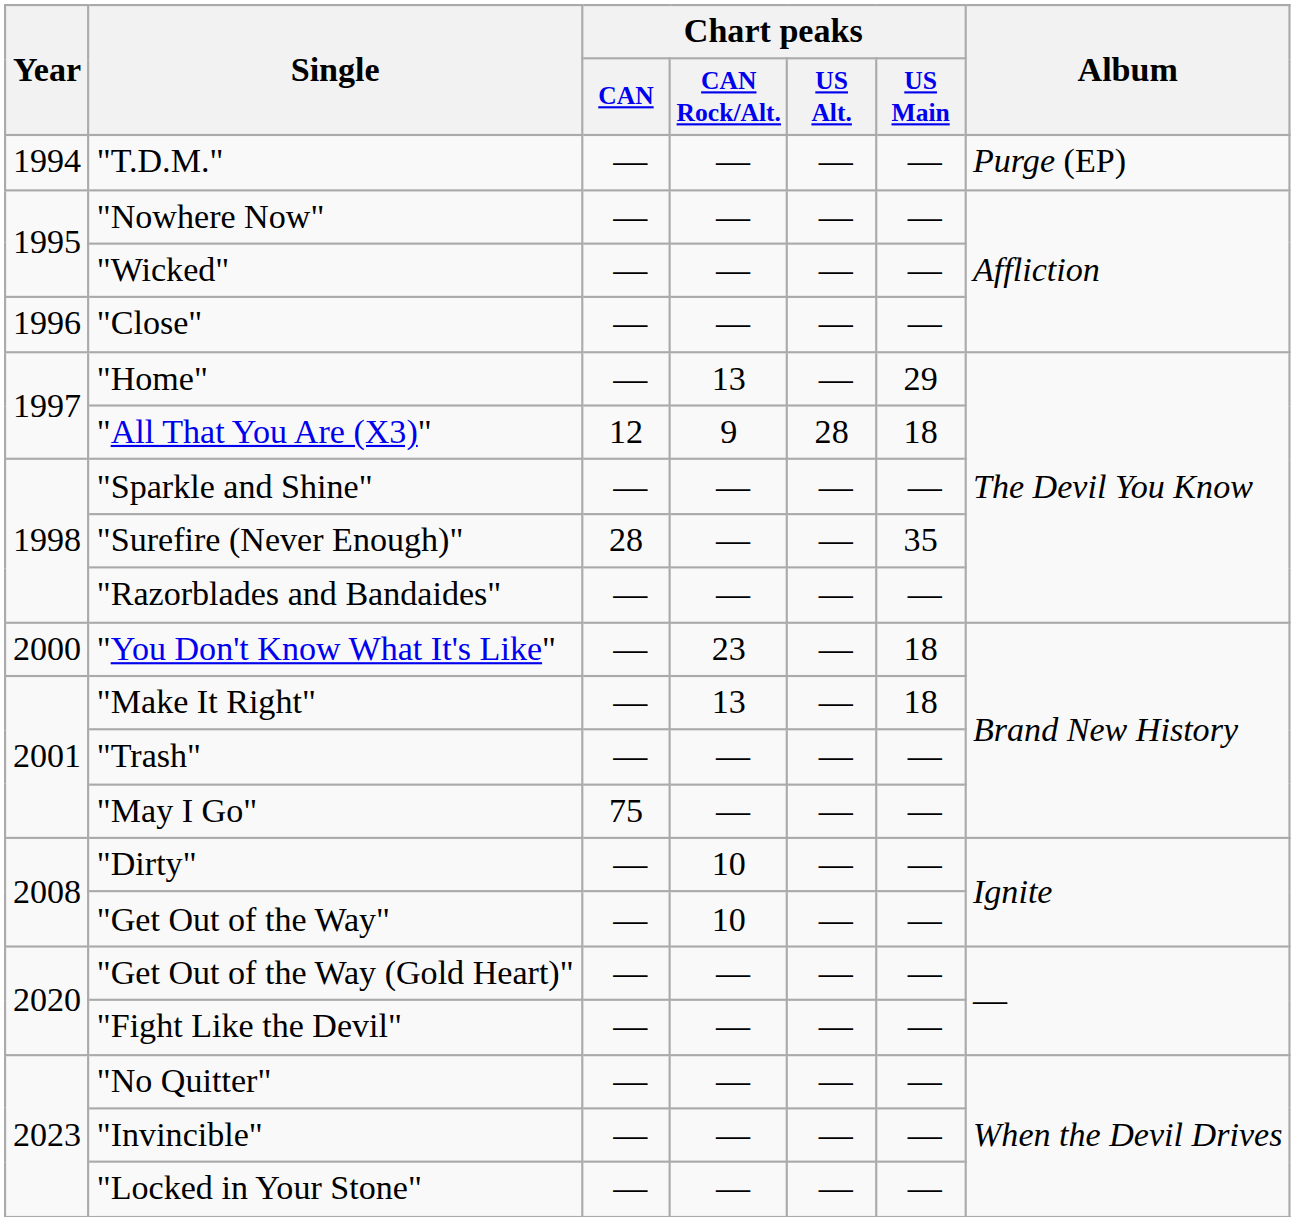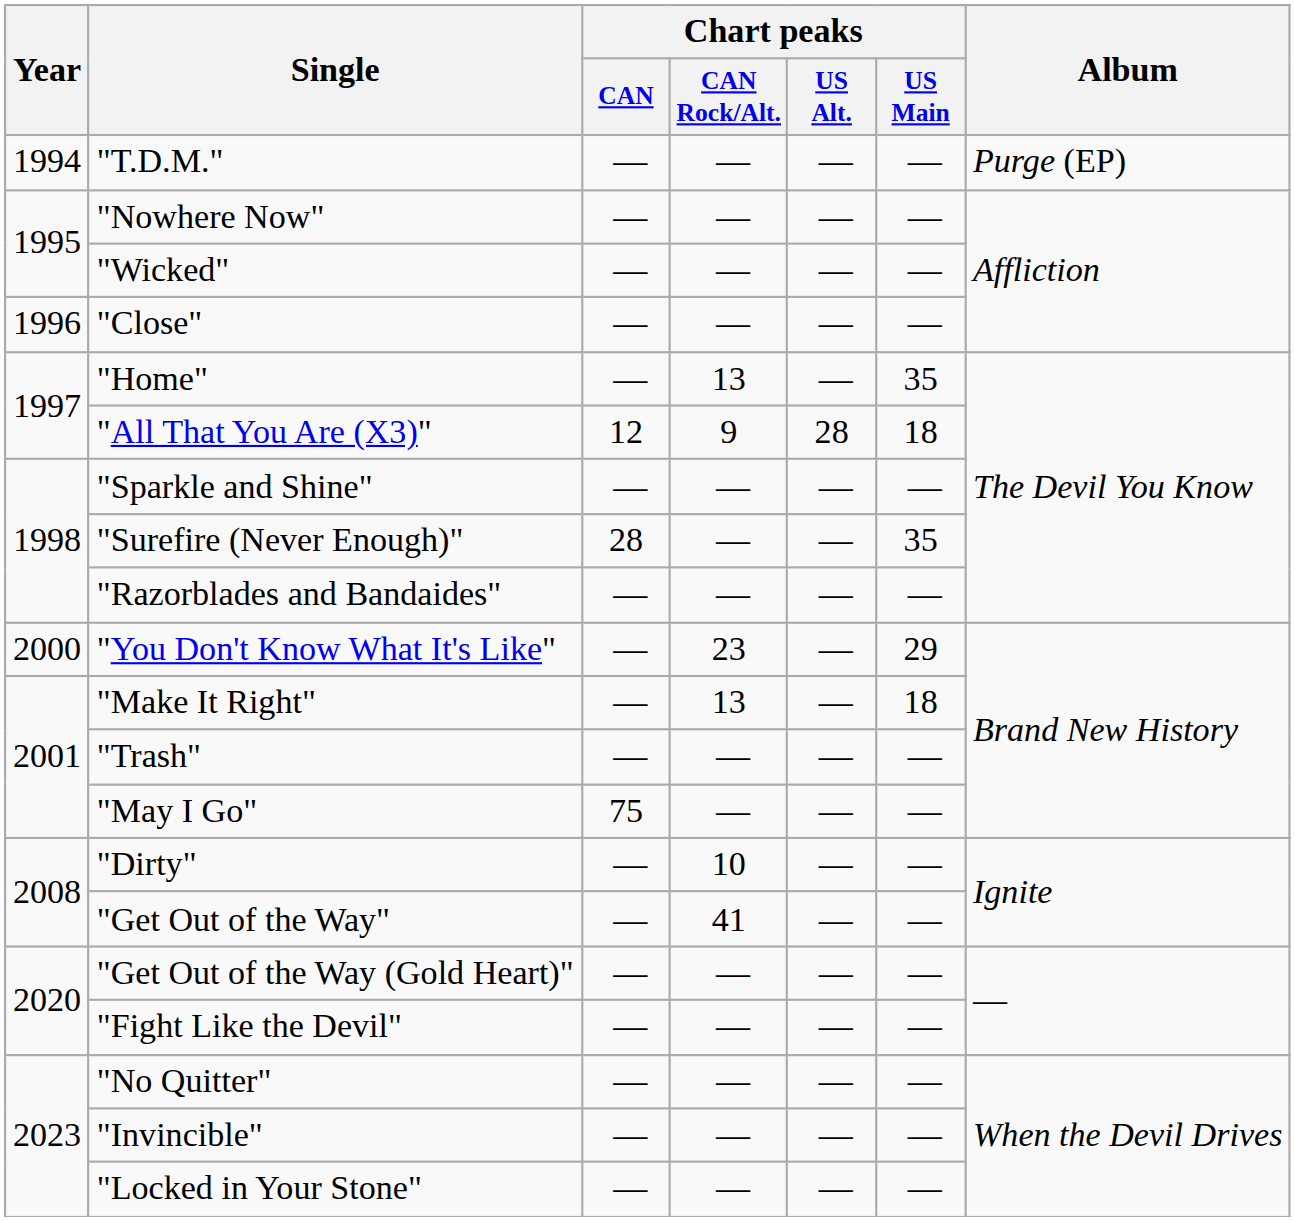(921, 377) 29 -> (921, 377) 35
(921, 648) 18 -> (921, 648) 29
(729, 918) 10 -> (729, 918) 41
